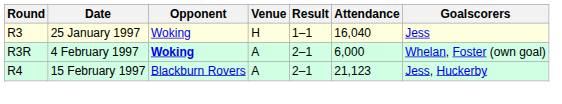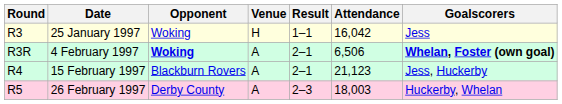(353, 33) 16,040 -> (353, 33) 16,042
(349, 52) 6,000 -> (349, 52) 6,506
(476, 52) normal -> (480, 52) bold
+ row: (98, 90)
